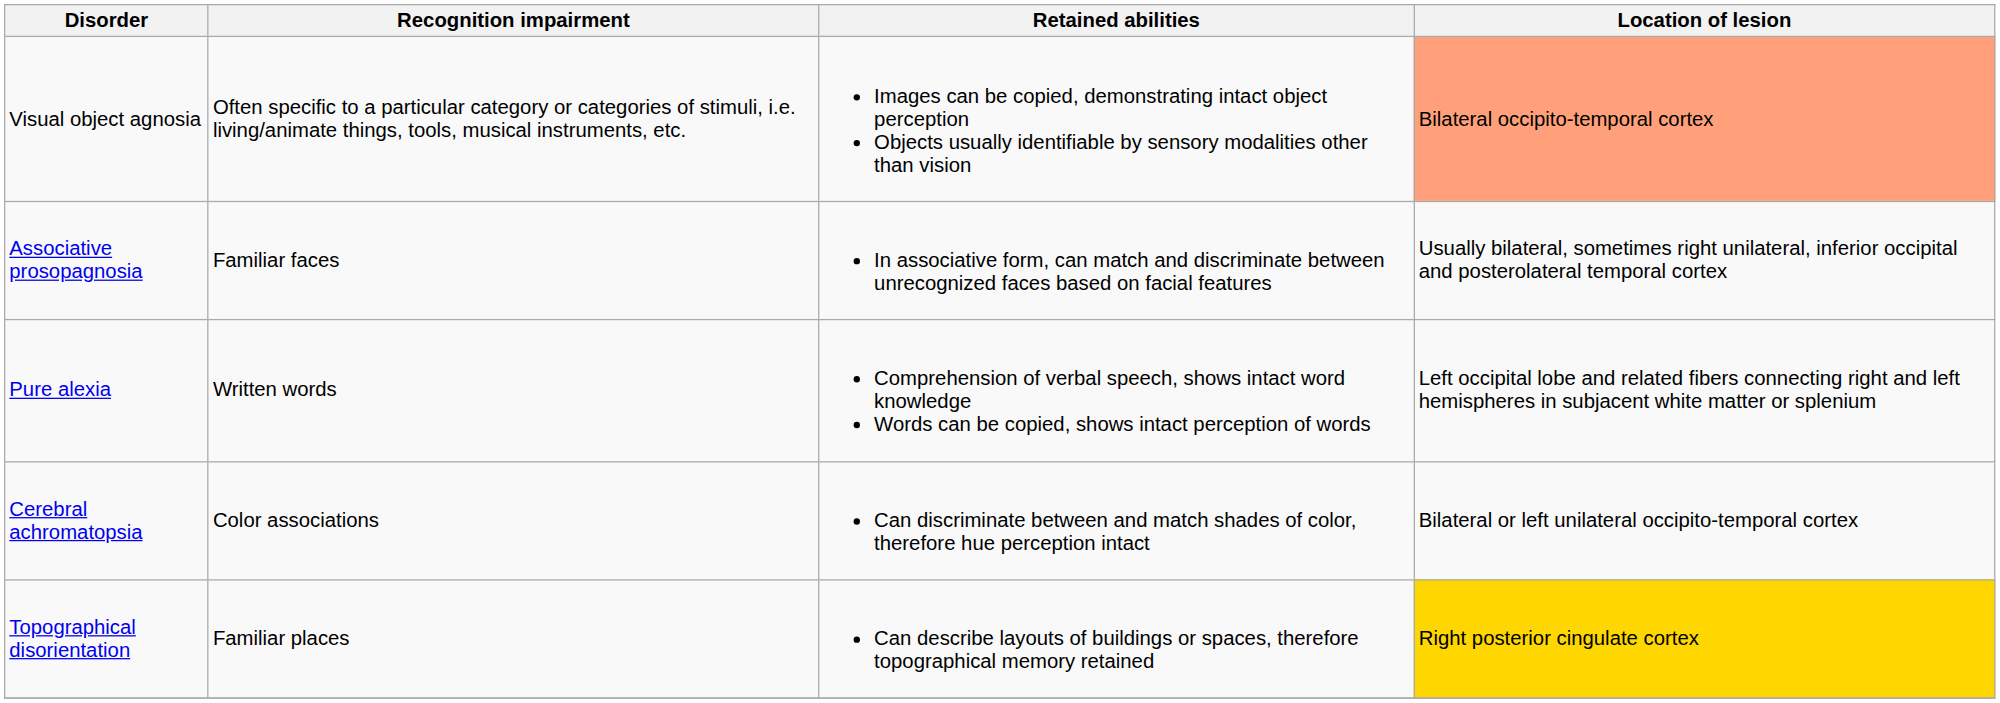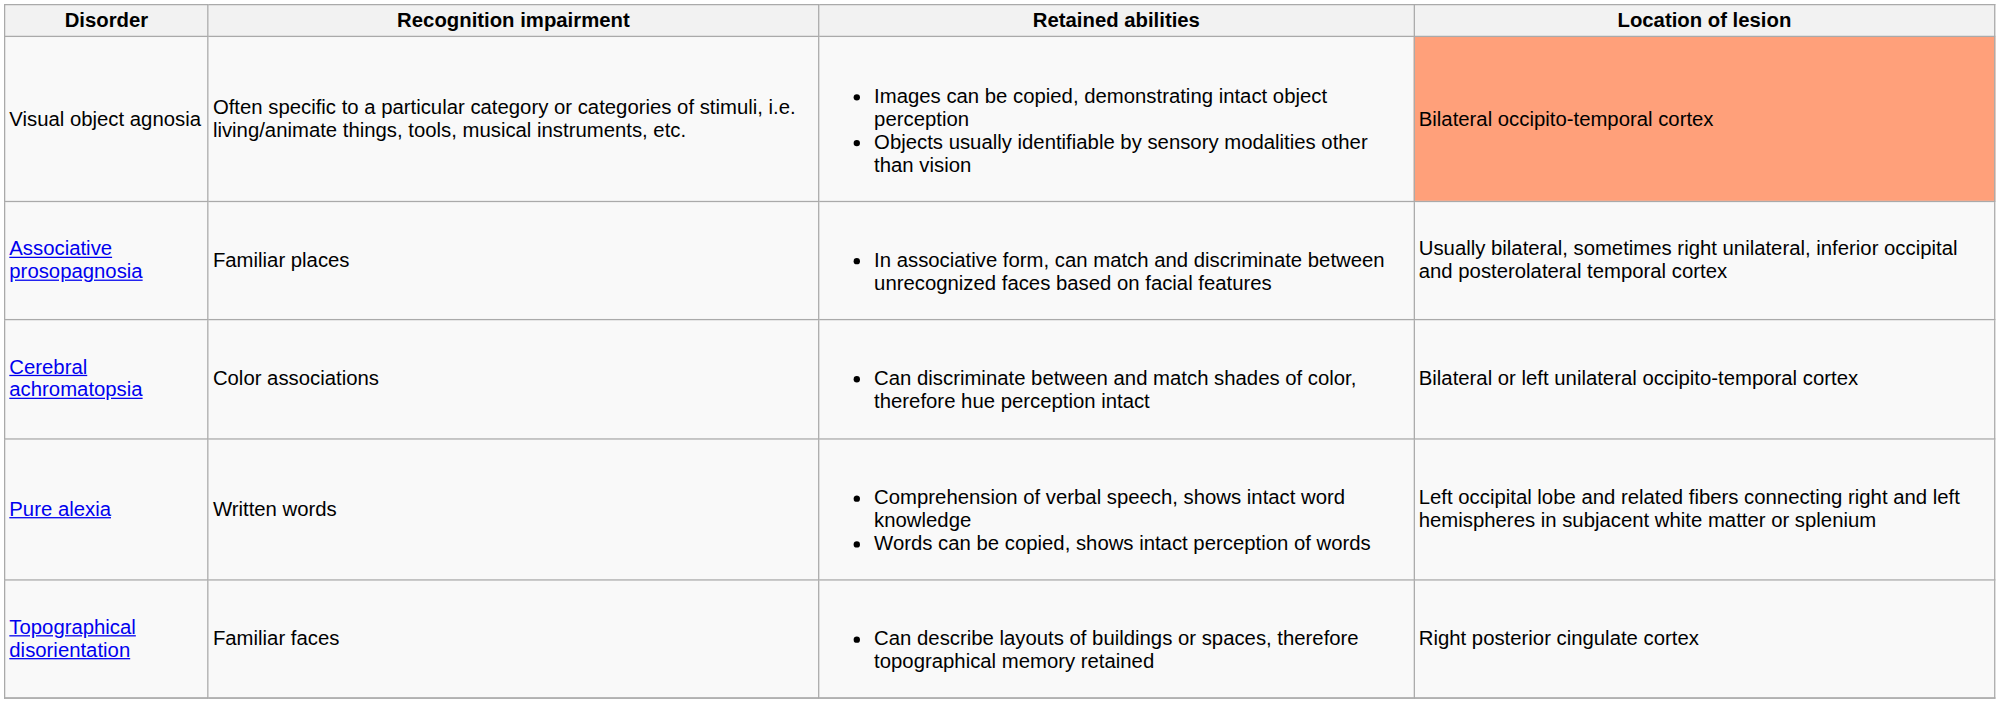(276, 260) Familiar faces -> (281, 260) Familiar places
rows swapped: (60, 390) <-> (76, 520)
(281, 638) Familiar places -> (276, 638) Familiar faces
(1559, 638) gold background -> (1559, 638) no background
